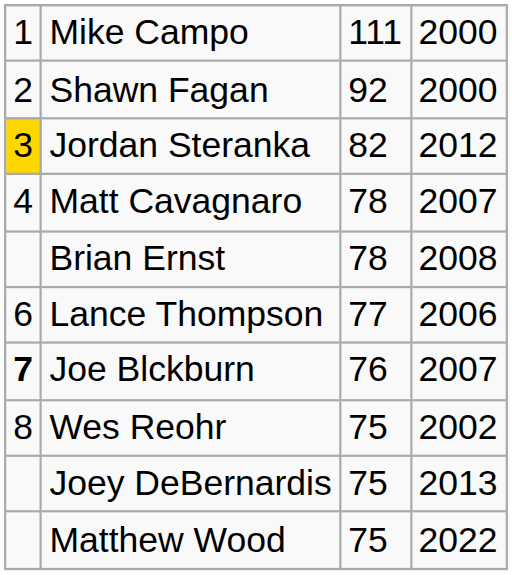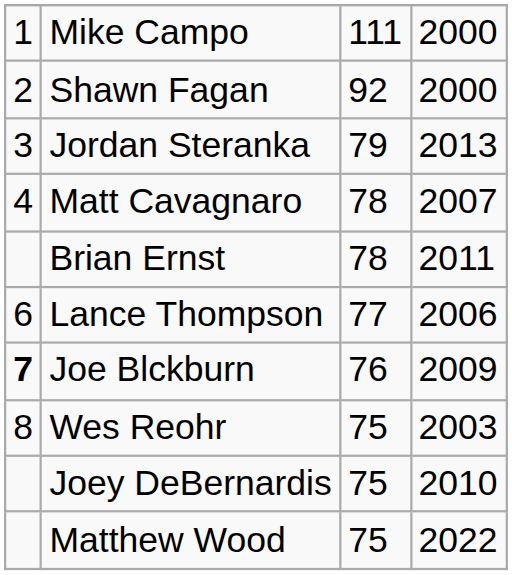(23, 145) gold background -> (23, 145) no background
(368, 145) 82 -> (368, 145) 79
(458, 145) 2012 -> (458, 145) 2013
(458, 257) 2008 -> (457, 257) 2011
(458, 370) 2007 -> (458, 370) 2009
(458, 426) 2002 -> (458, 426) 2003
(458, 483) 2013 -> (458, 483) 2010
